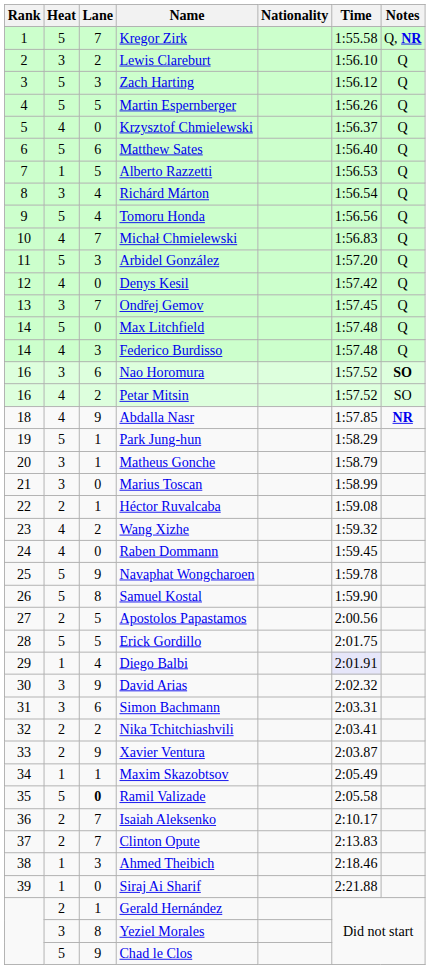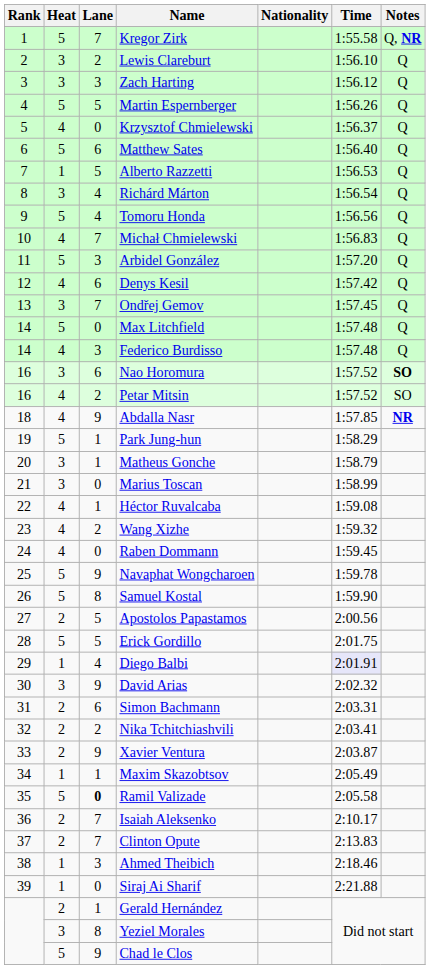(62, 82) 5 -> (62, 82) 3
(98, 283) 0 -> (98, 283) 6
(62, 506) 2 -> (62, 506) 4
(62, 707) 3 -> (62, 707) 2
